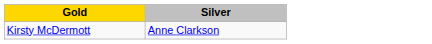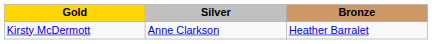+ column: (357, 13)
